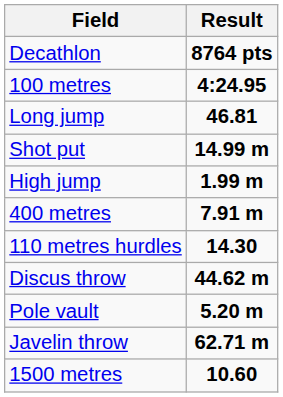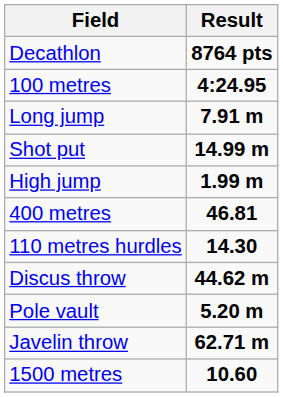(232, 117) 46.81 -> (232, 117) 7.91 m
(232, 213) 7.91 m -> (232, 213) 46.81
